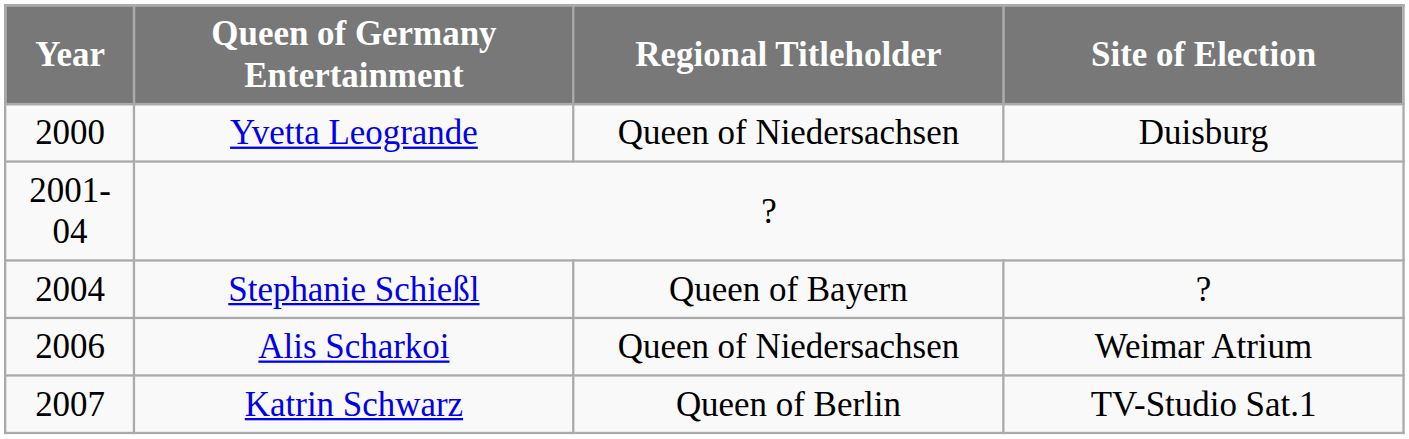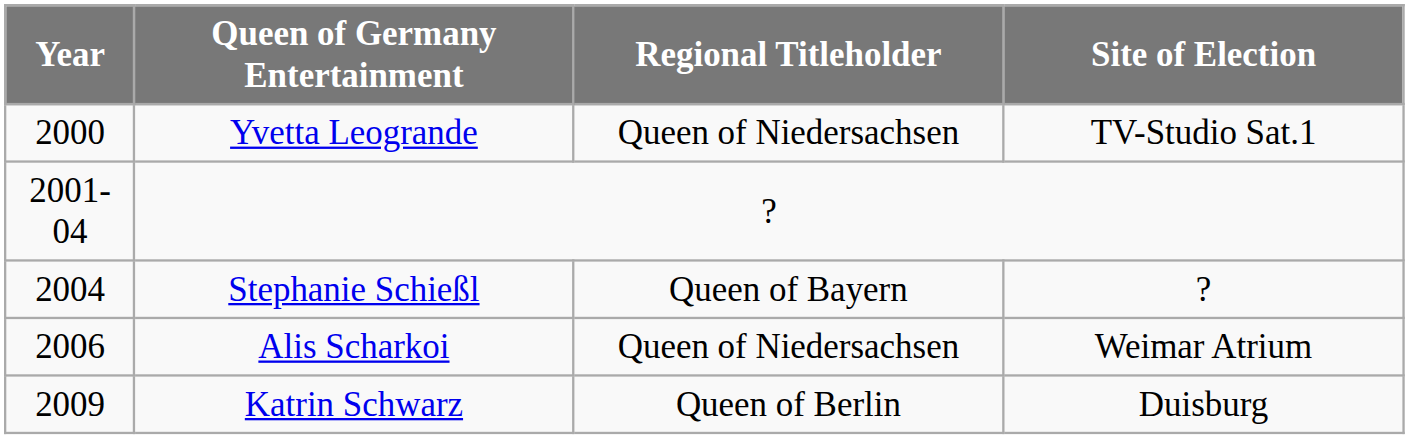(1204, 132) Duisburg -> (1204, 132) TV-Studio Sat.1
(70, 404) 2007 -> (70, 404) 2009
(1204, 404) TV-Studio Sat.1 -> (1204, 404) Duisburg
